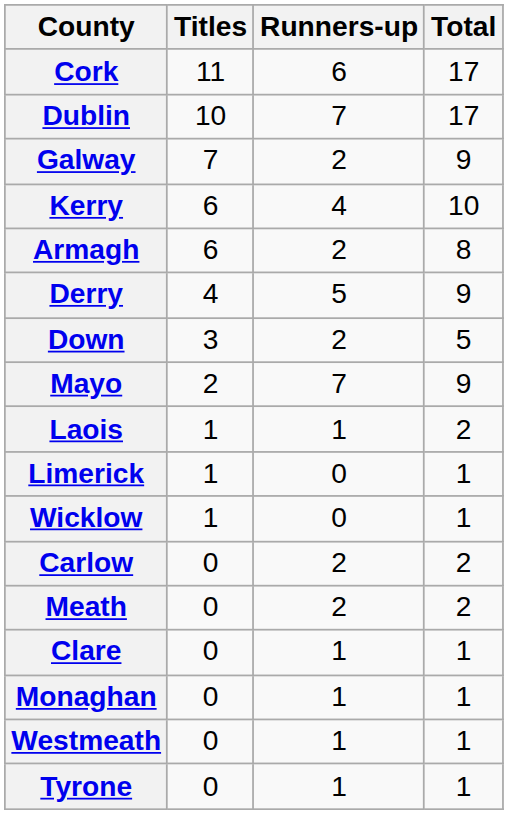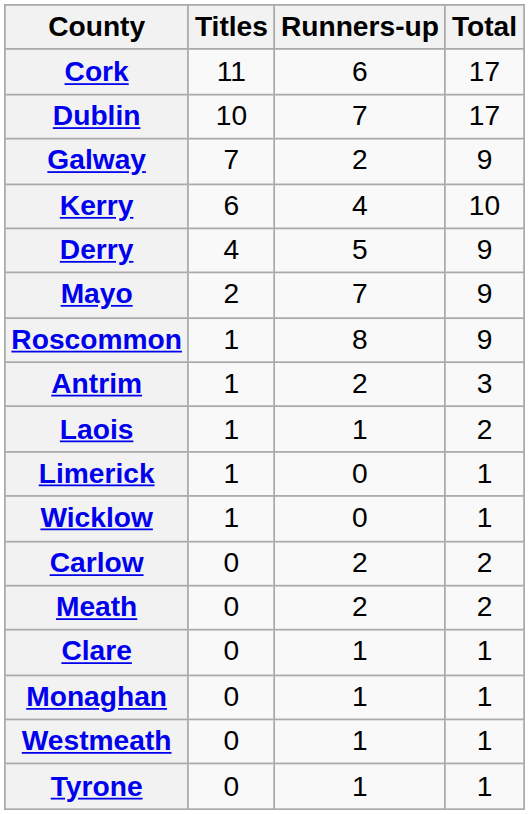- row: (86, 250)
- row: (86, 339)
+ row: (97, 339)
+ row: (97, 384)
